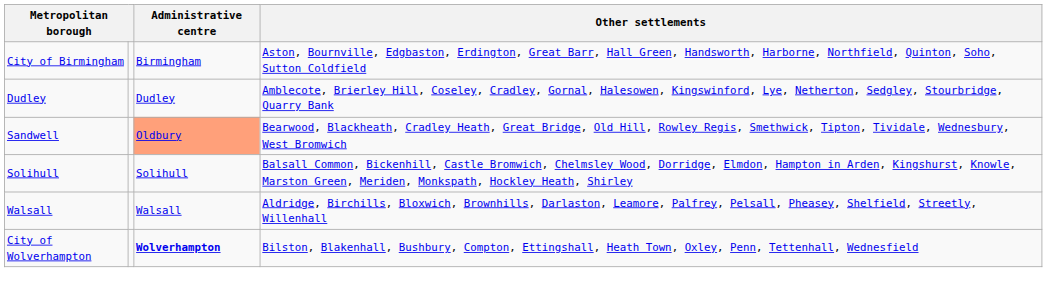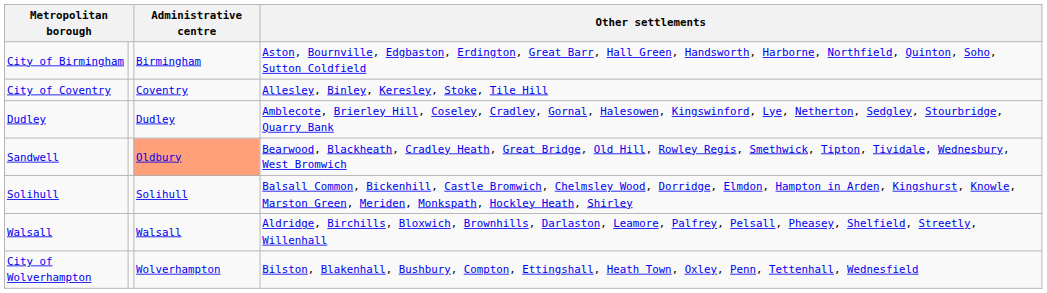+ row: (59, 90)
(178, 248) bold -> (178, 269) normal
